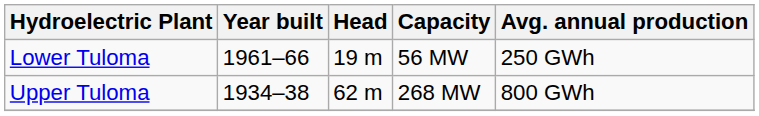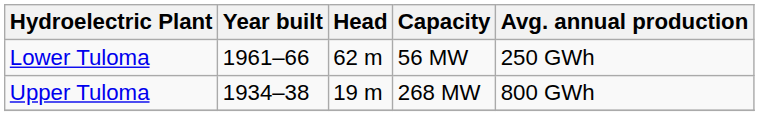(358, 57) 19 m -> (358, 57) 62 m
(358, 92) 62 m -> (358, 92) 19 m
